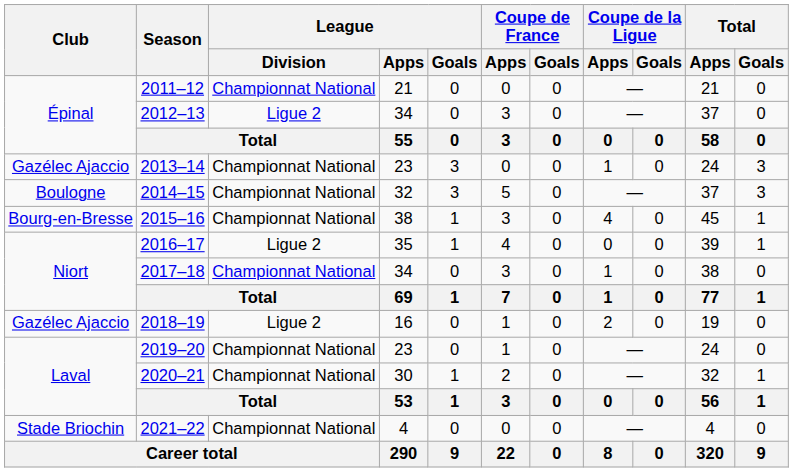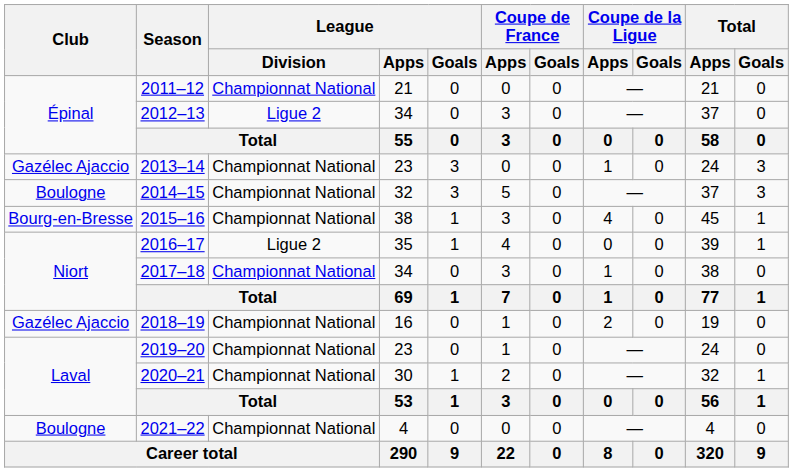(294, 323) Ligue 2 -> (294, 323) Championnat National
(71, 428) Stade Briochin -> (71, 428) Boulogne
